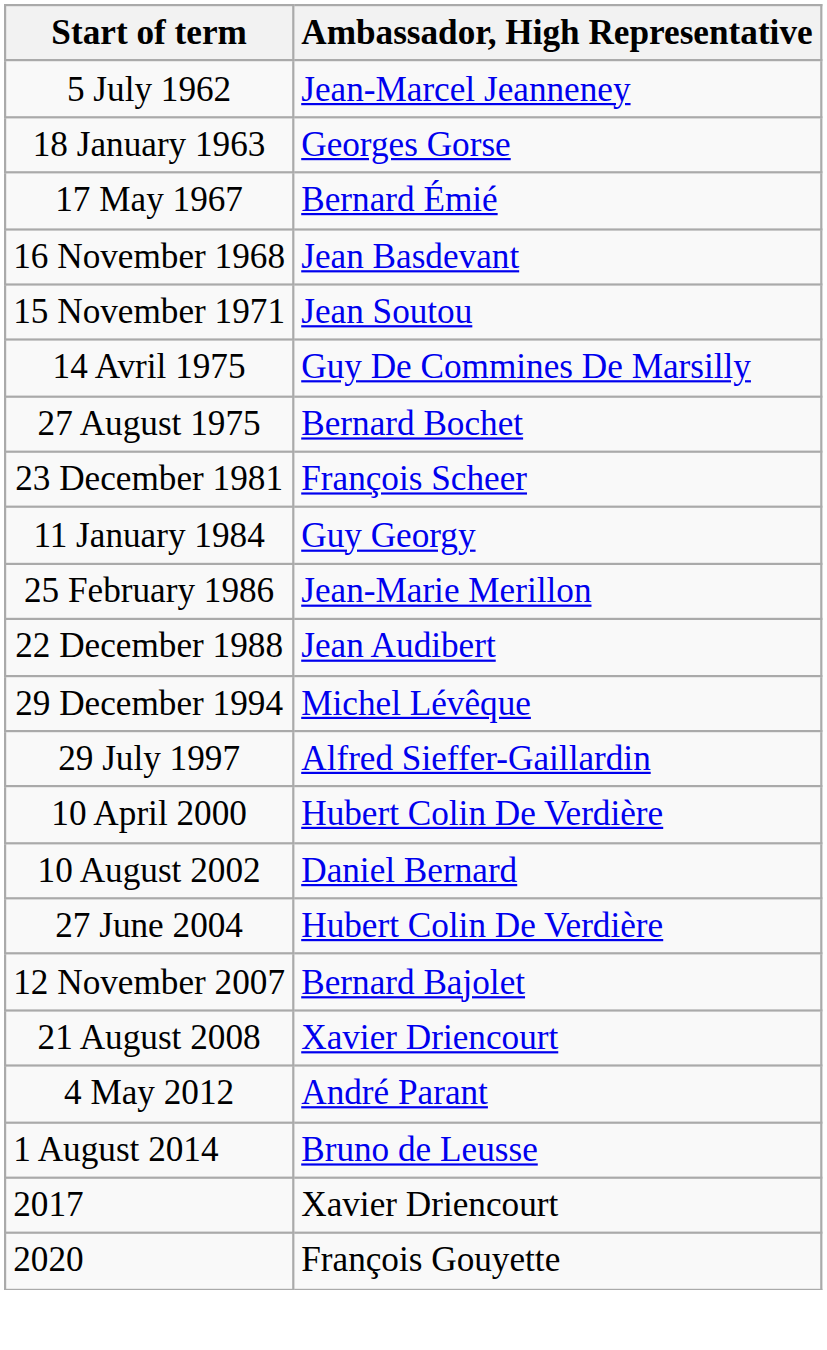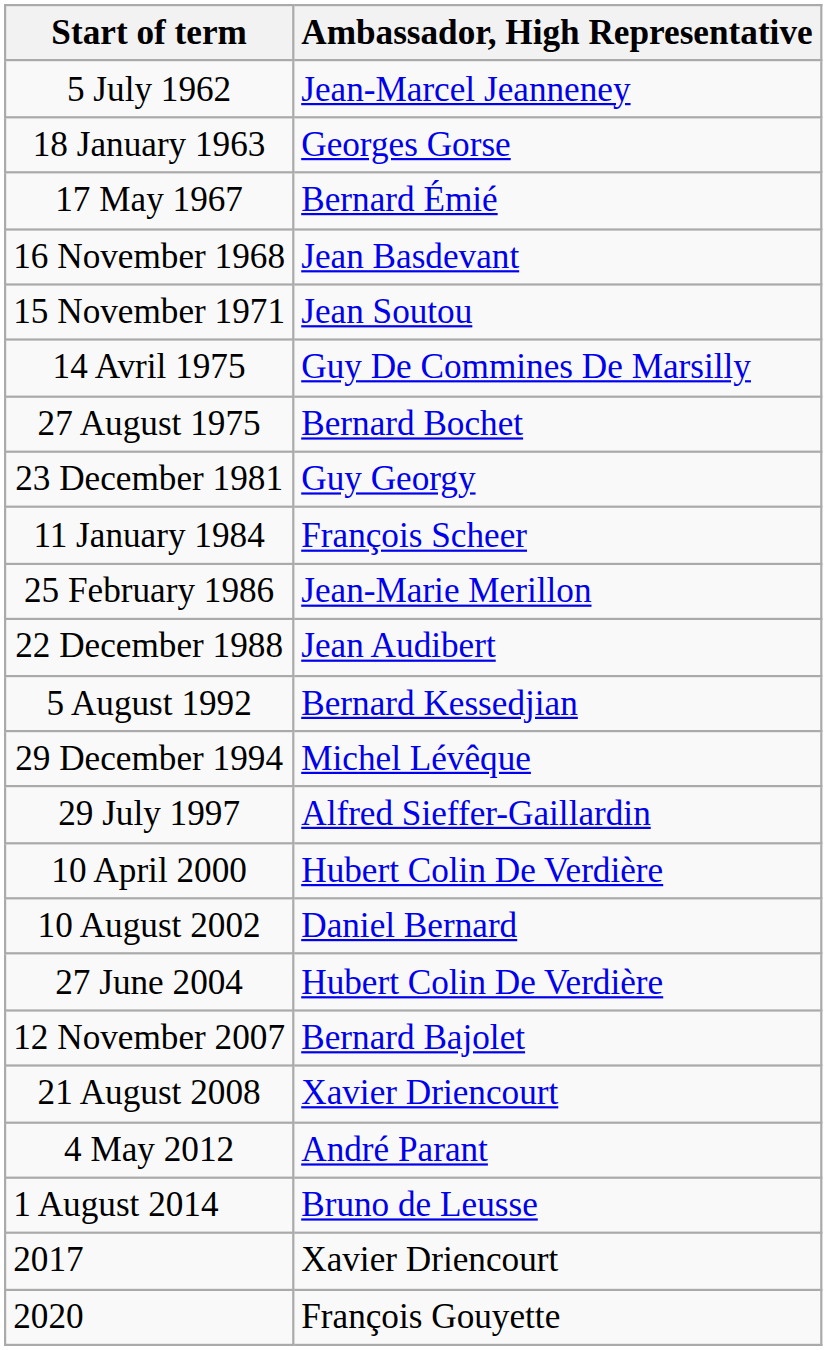(414, 479) François Scheer -> (388, 479) Guy Georgy
(388, 534) Guy Georgy -> (414, 534) François Scheer
+ row: (149, 702)
